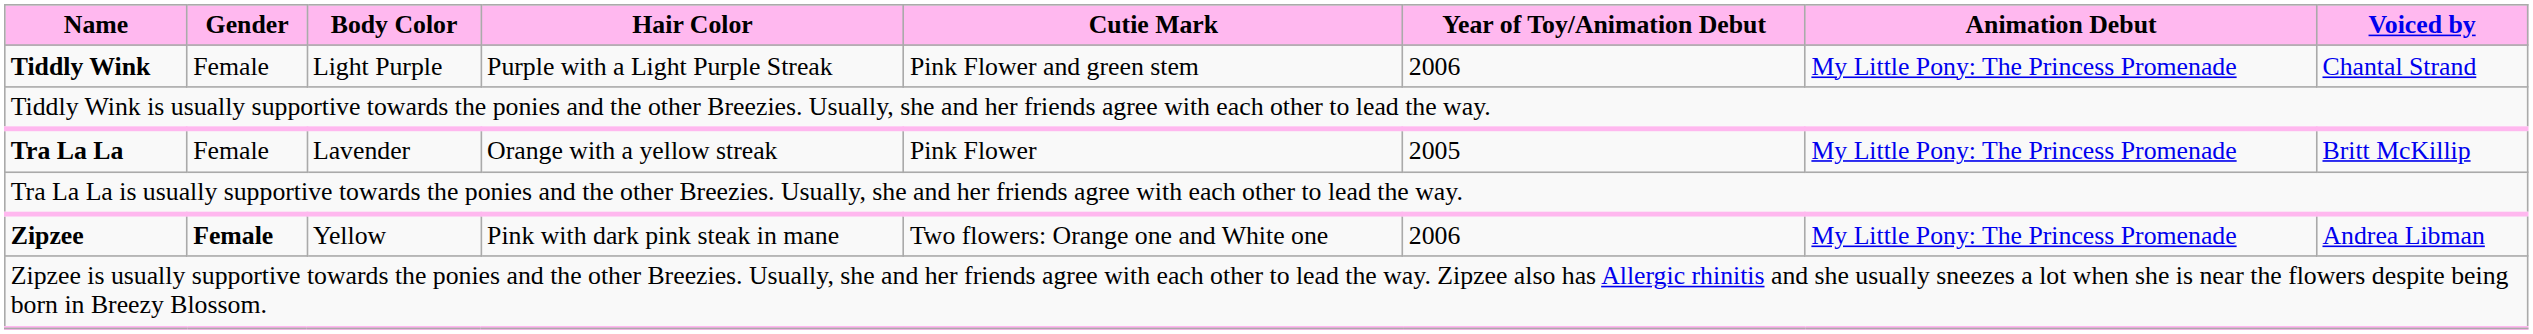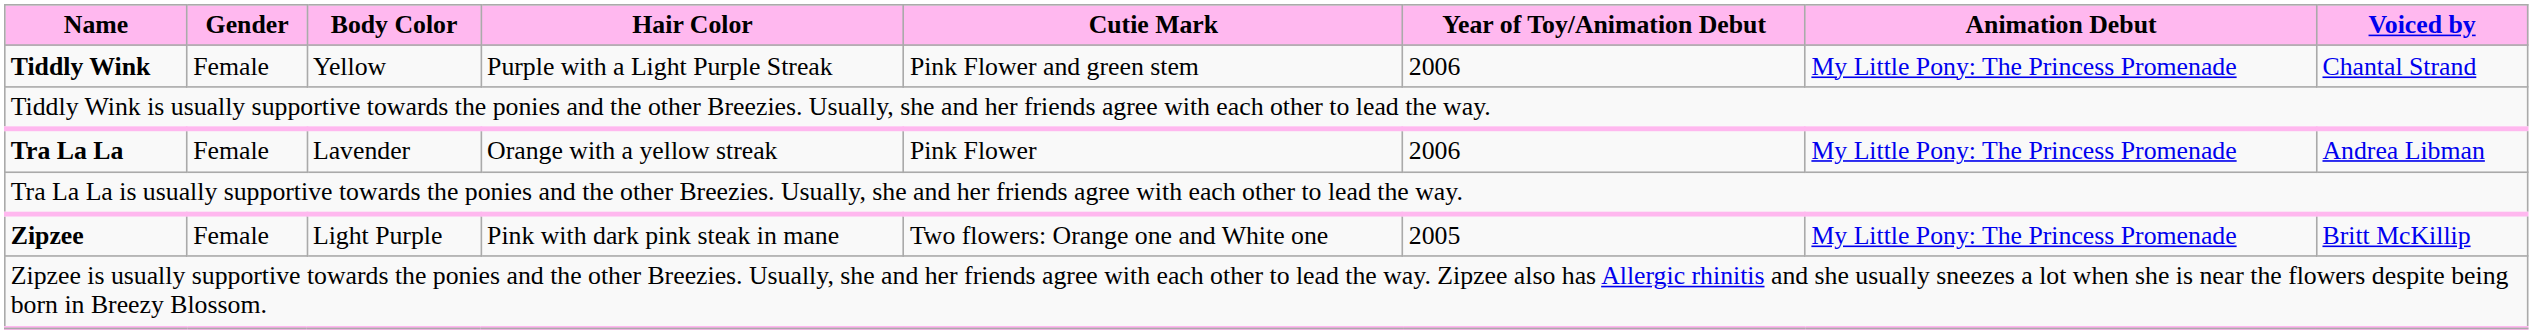(378, 65) Light Purple -> (350, 65) Yellow
(1435, 150) 2005 -> (1435, 150) 2006
(2397, 150) Britt McKillip -> (2404, 150) Andrea Libman
(233, 235) bold -> (231, 235) normal
(350, 235) Yellow -> (378, 235) Light Purple
(1435, 235) 2006 -> (1435, 235) 2005
(2404, 235) Andrea Libman -> (2397, 235) Britt McKillip
